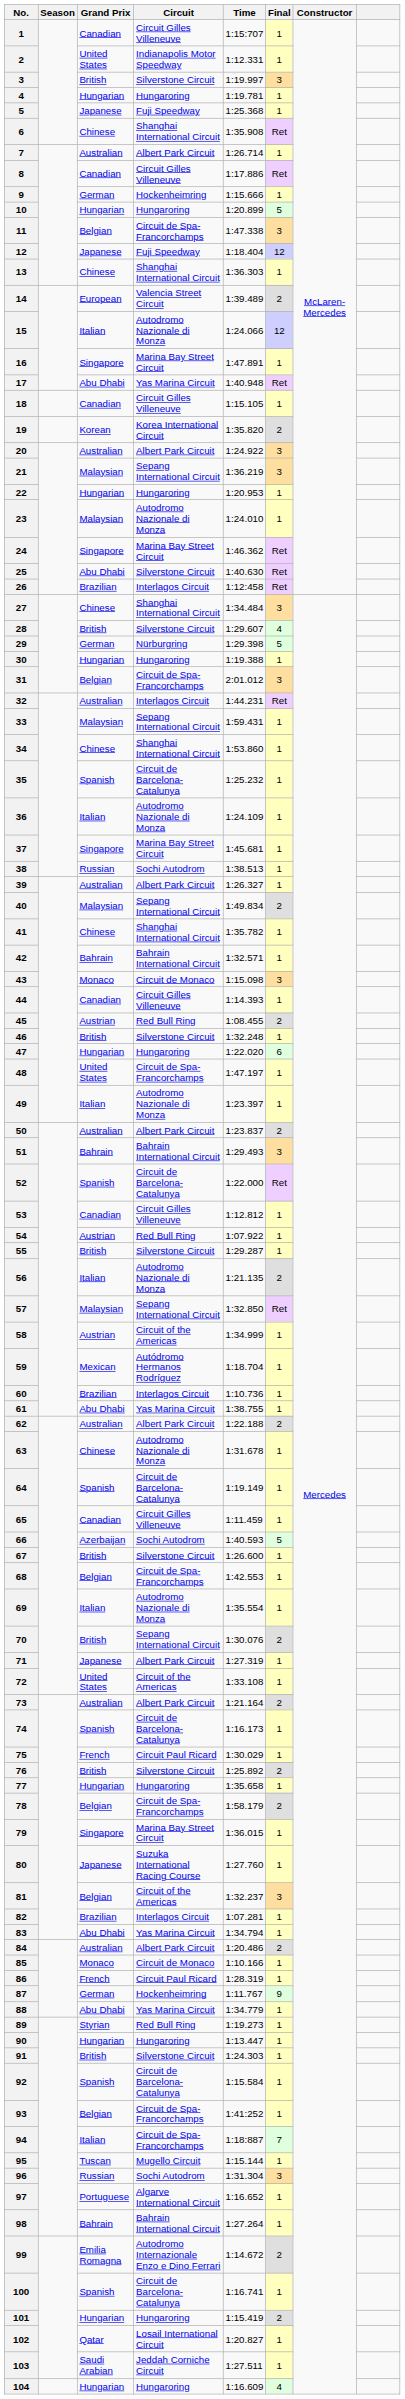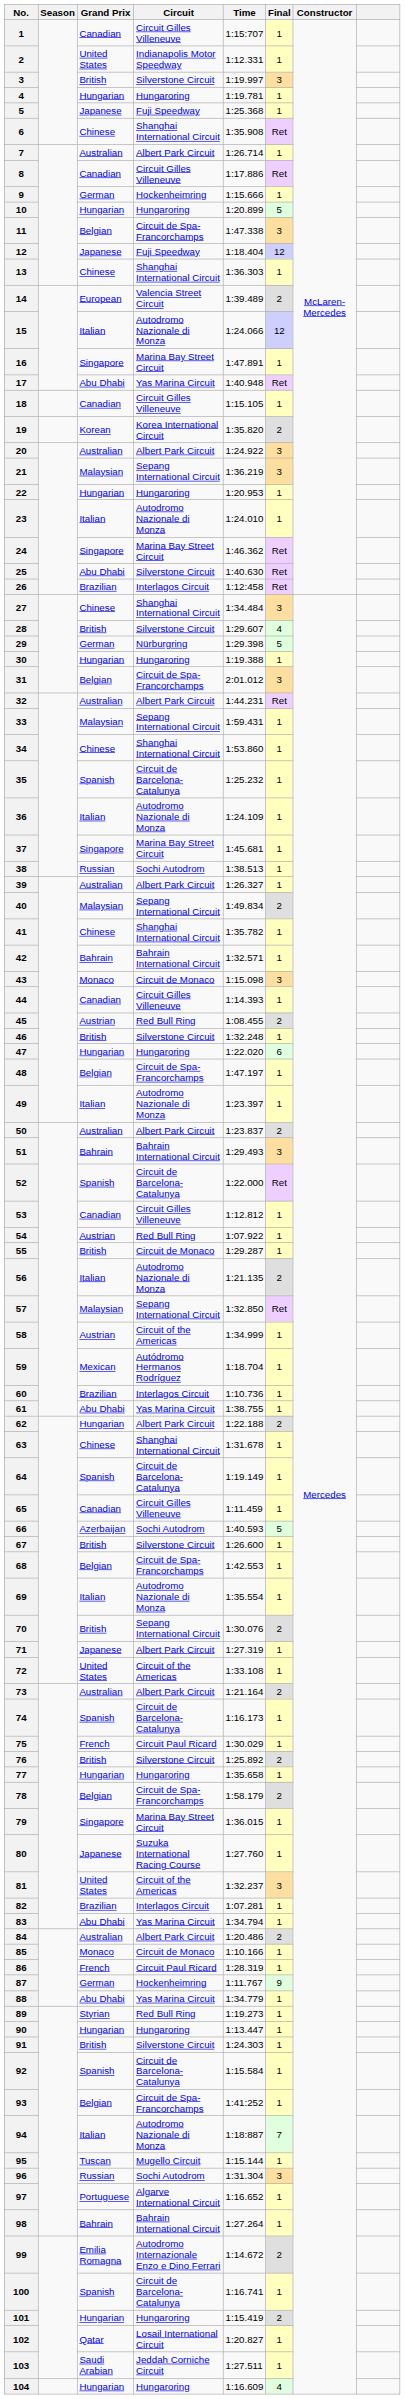(101, 519) Malaysian -> (92, 519) Italian
(173, 701) Interlagos Circuit -> (175, 701) Albert Park Circuit
(93, 1072) United States -> (96, 1072) Belgian
(175, 1251) Silverstone Circuit -> (175, 1251) Circuit de Monaco
(101, 1424) Australian -> (102, 1424) Hungarian
(163, 1450) Autodromo Nazionale di Monza -> (178, 1445) Shanghai International Circuit
(96, 1896) Belgian -> (93, 1885) United States
(170, 2140) Circuit de Spa-Francorchamps -> (163, 2134) Autodromo Nazionale di Monza
